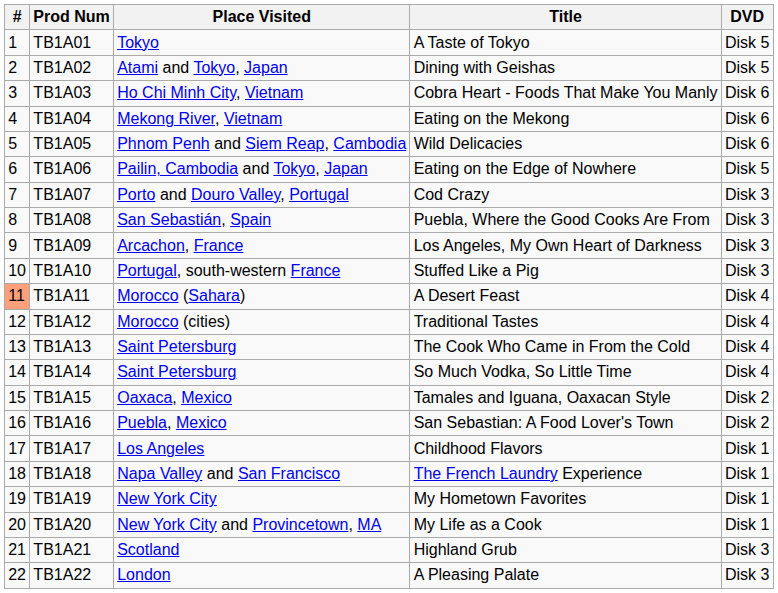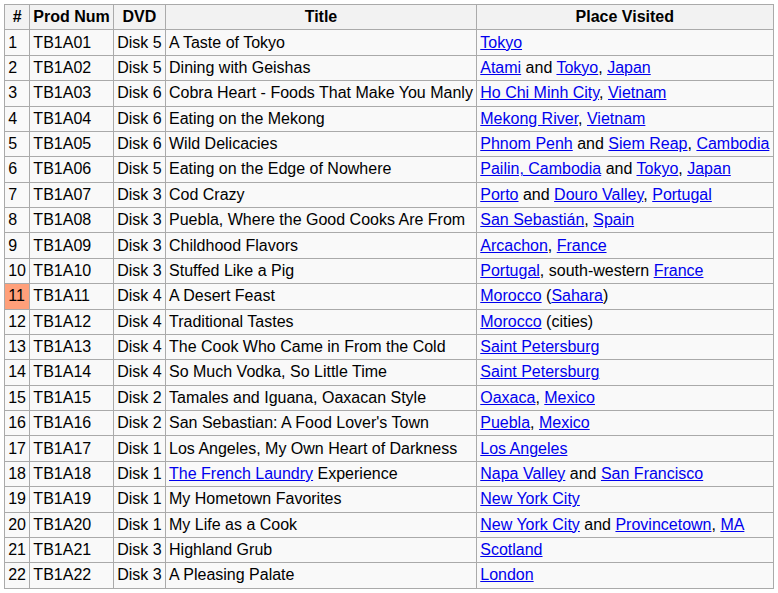columns swapped: (747, 17) <-> (262, 17)
(558, 245) Los Angeles, My Own Heart of Darkness -> (233, 245) Childhood Flavors
(478, 448) Childhood Flavors -> (313, 448) Los Angeles, My Own Heart of Darkness
